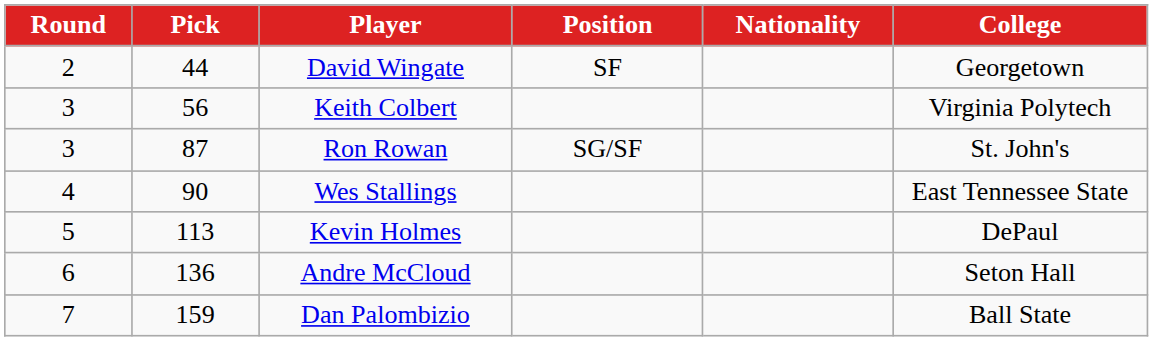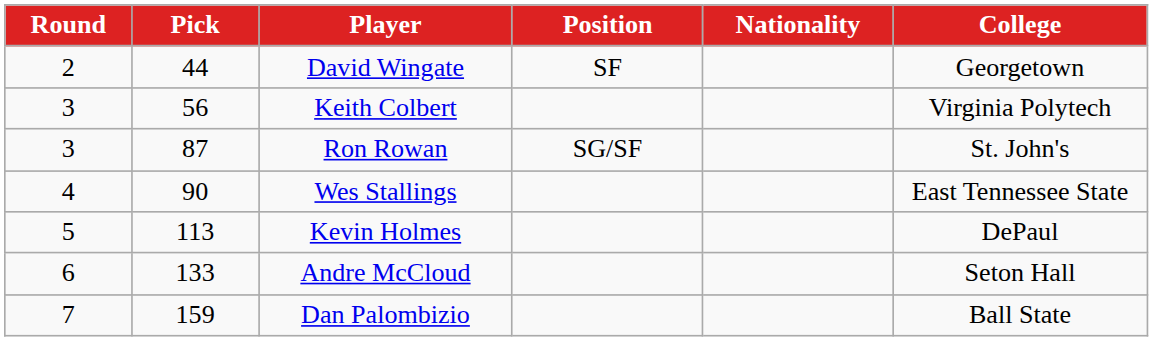(195, 273) 136 -> (195, 273) 133
